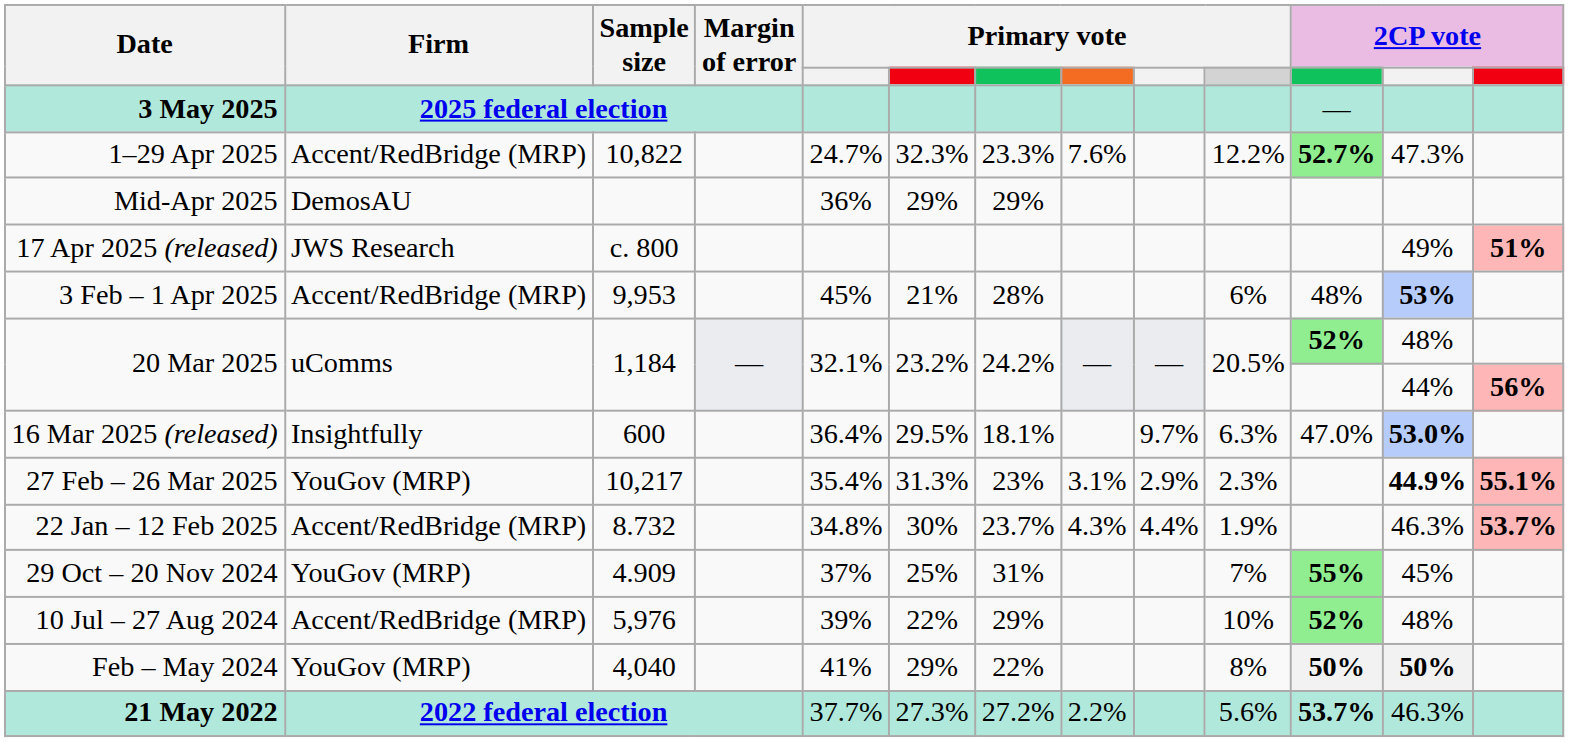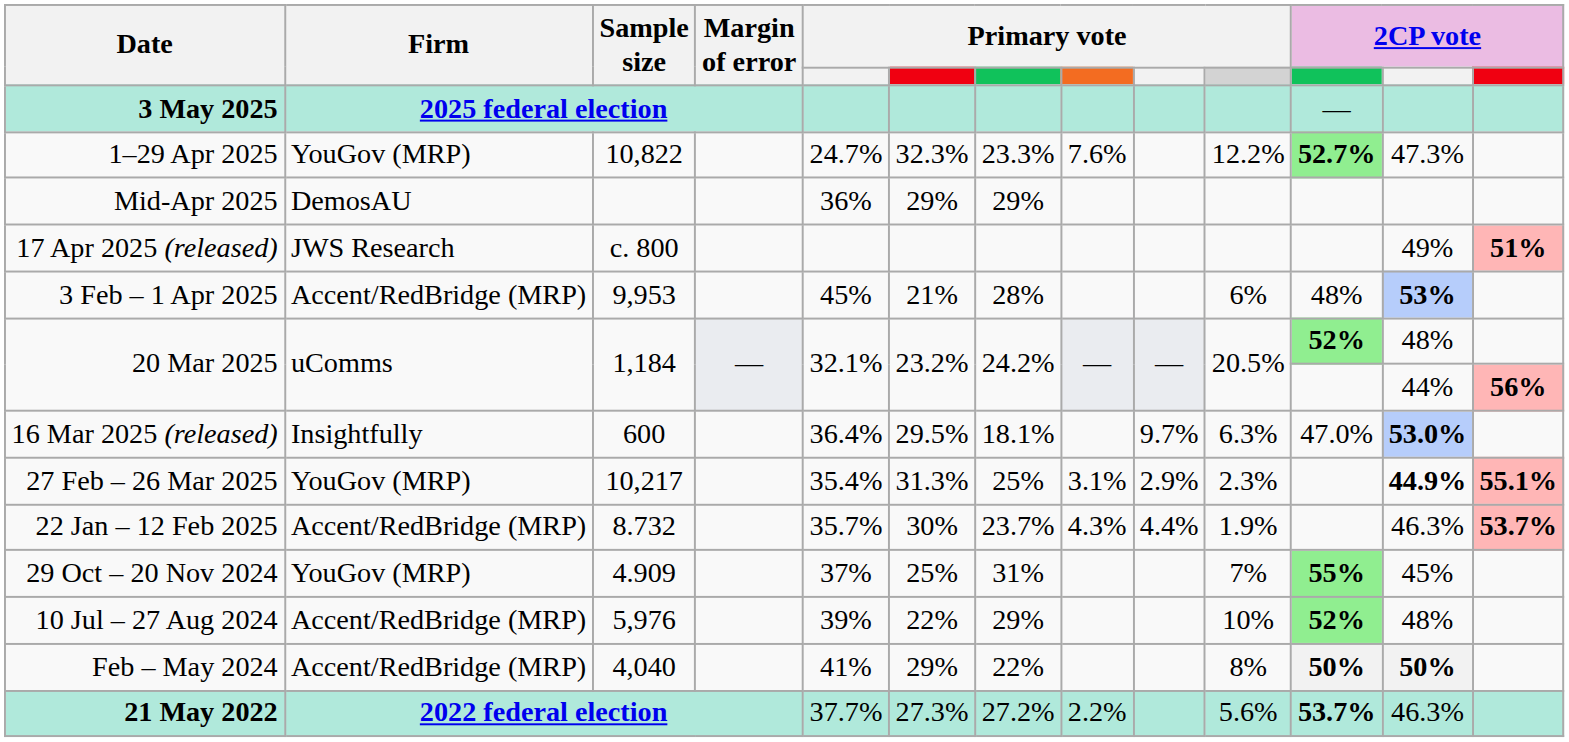(439, 154) Accent/RedBridge (MRP) -> (381, 154) YouGov (MRP)
(1018, 480) 23% -> (1018, 480) 25%
(846, 526) 34.8% -> (846, 526) 35.7%
(381, 666) YouGov (MRP) -> (439, 666) Accent/RedBridge (MRP)
